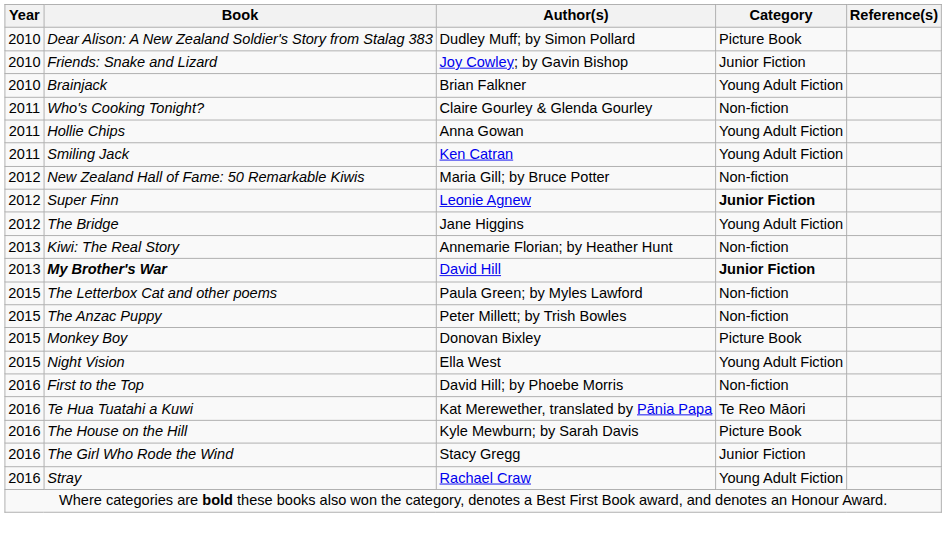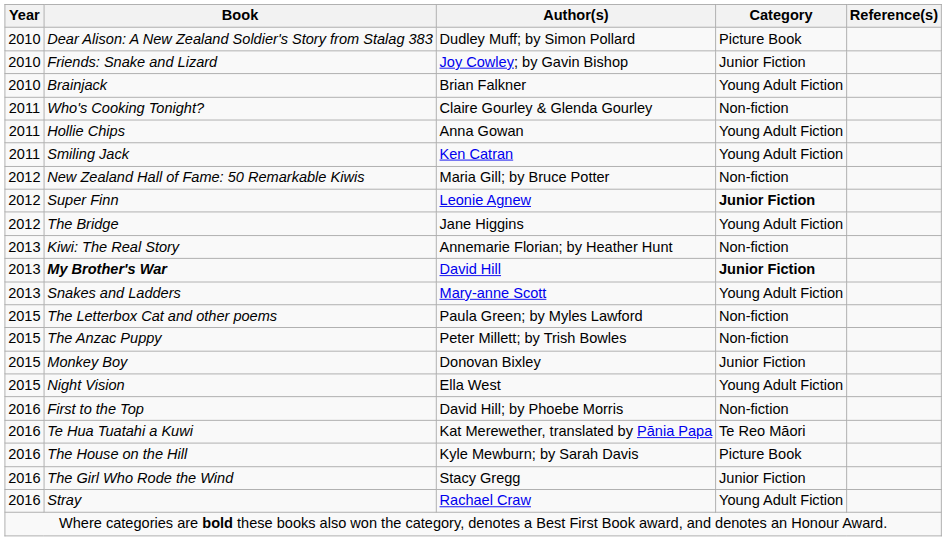+ row: (114, 293)
(760, 339) Picture Book -> (762, 362) Junior Fiction
